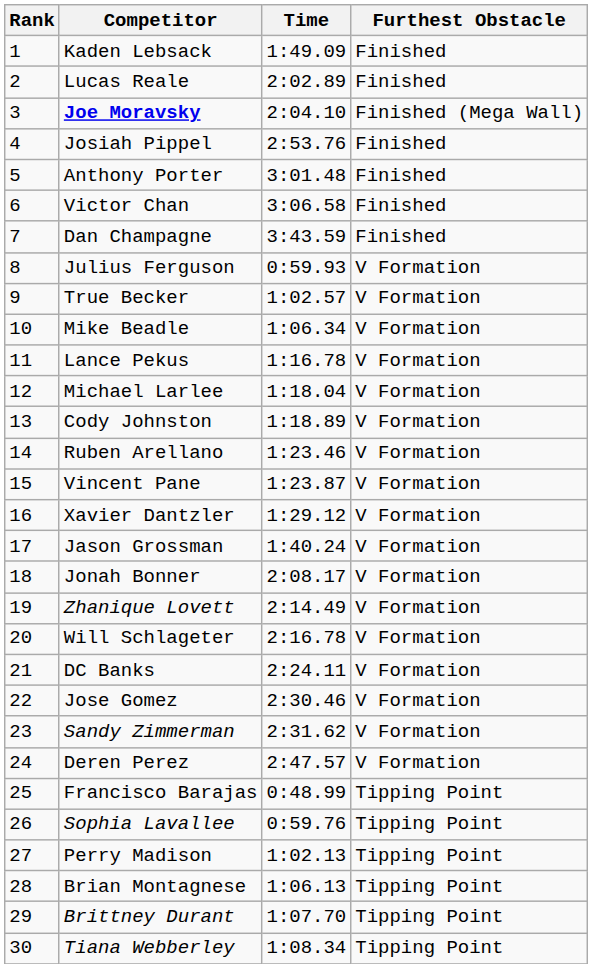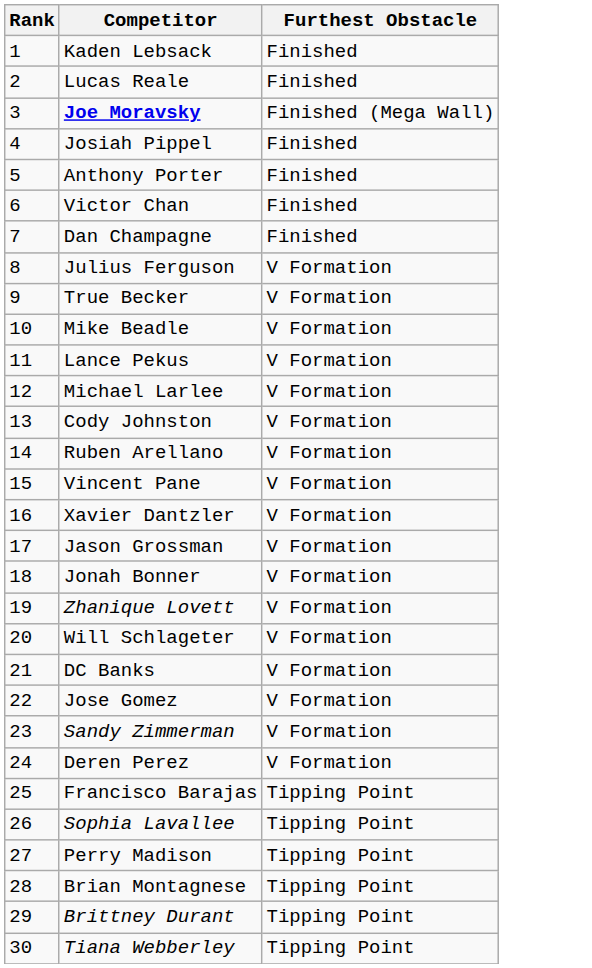- column: (306, 20)
